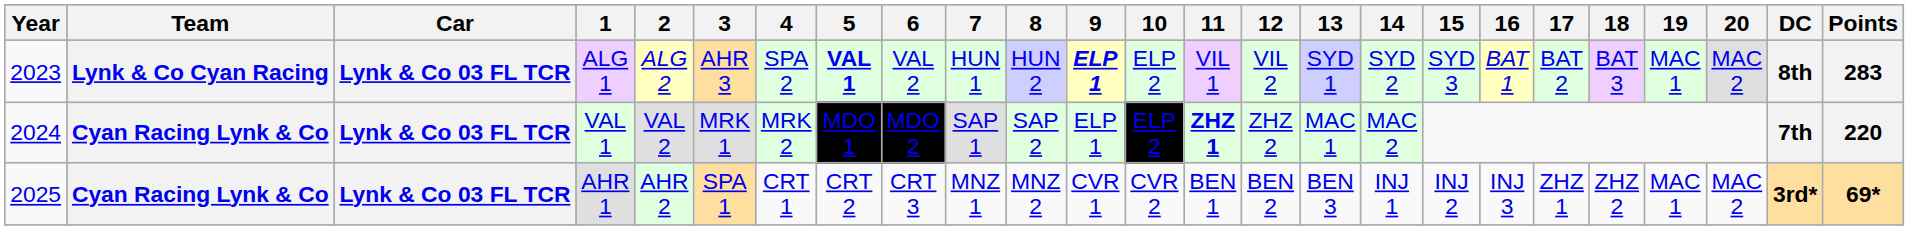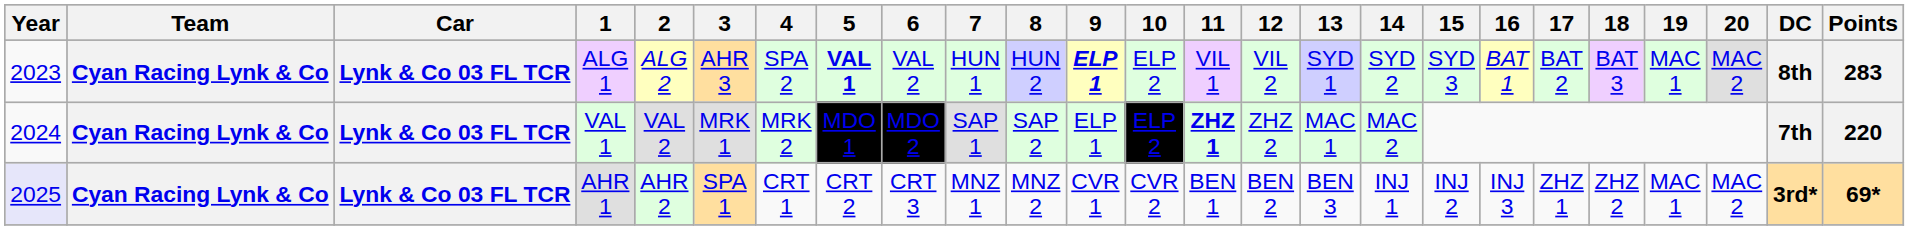(200, 71) Lynk & Co Cyan Racing -> (200, 71) Cyan Racing Lynk & Co
(36, 193) no background -> (36, 193) lavender background
